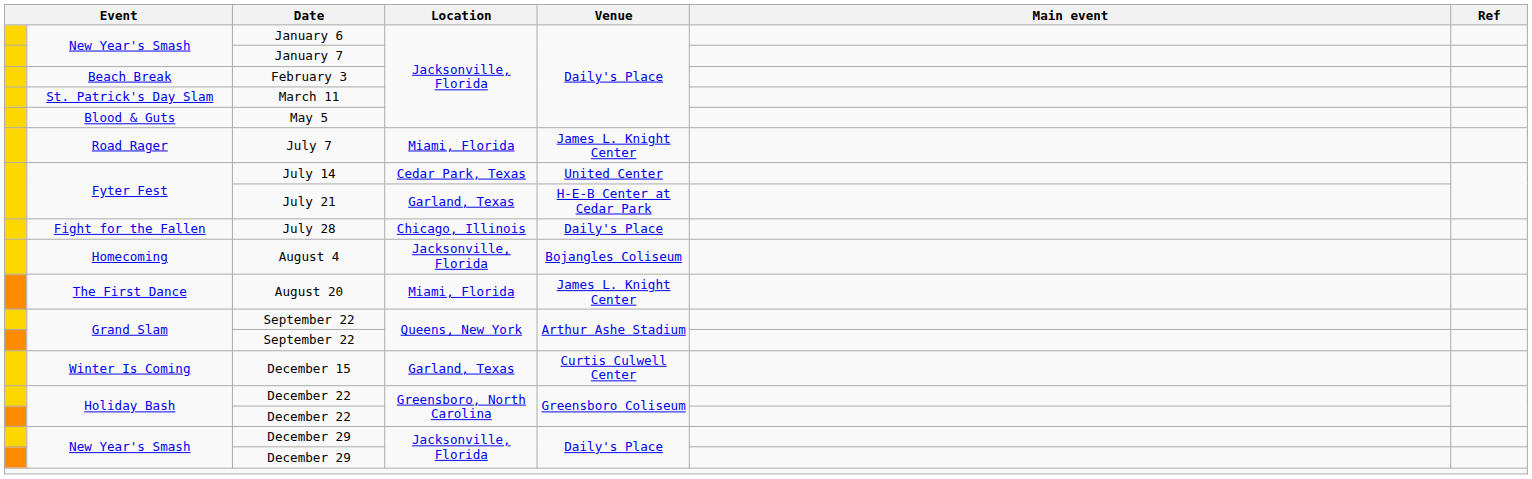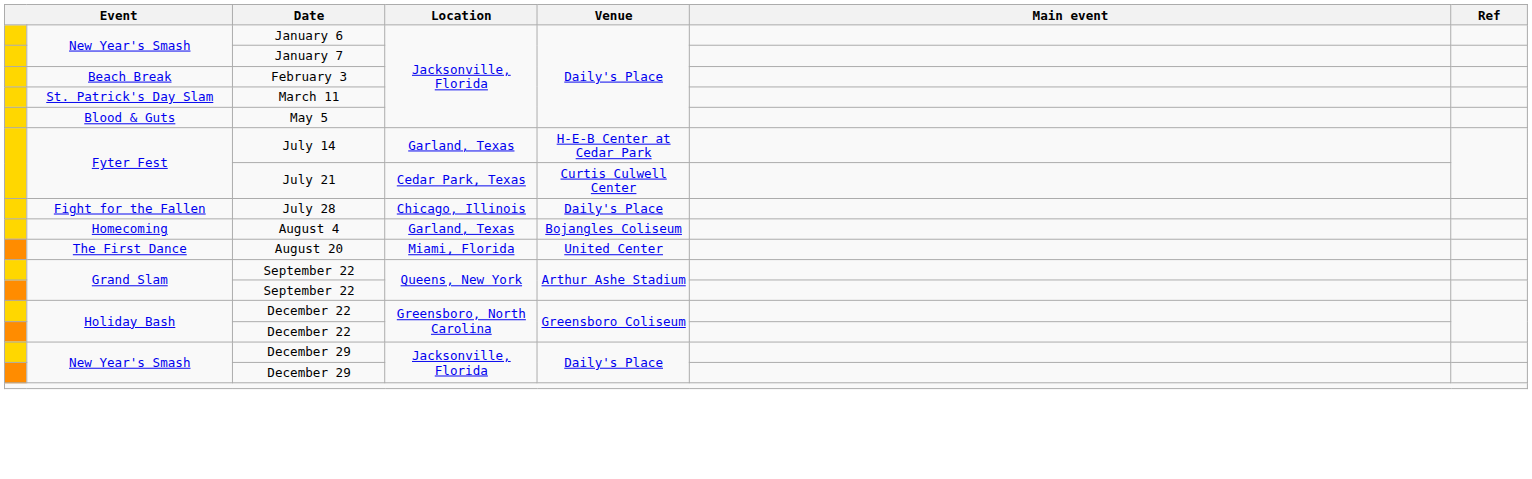- row: (130, 145)
(461, 173) Cedar Park, Texas -> (461, 145) Garland, Texas
(614, 173) United Center -> (614, 145) H-E-B Center at Cedar Park
(461, 201) Garland, Texas -> (461, 180) Cedar Park, Texas
(614, 201) H-E-B Center at Cedar Park -> (614, 180) Curtis Culwell Center
(461, 257) Jacksonville, Florida -> (461, 229) Garland, Texas
(614, 292) James L. Knight Center -> (614, 249) United Center
- row: (130, 368)
